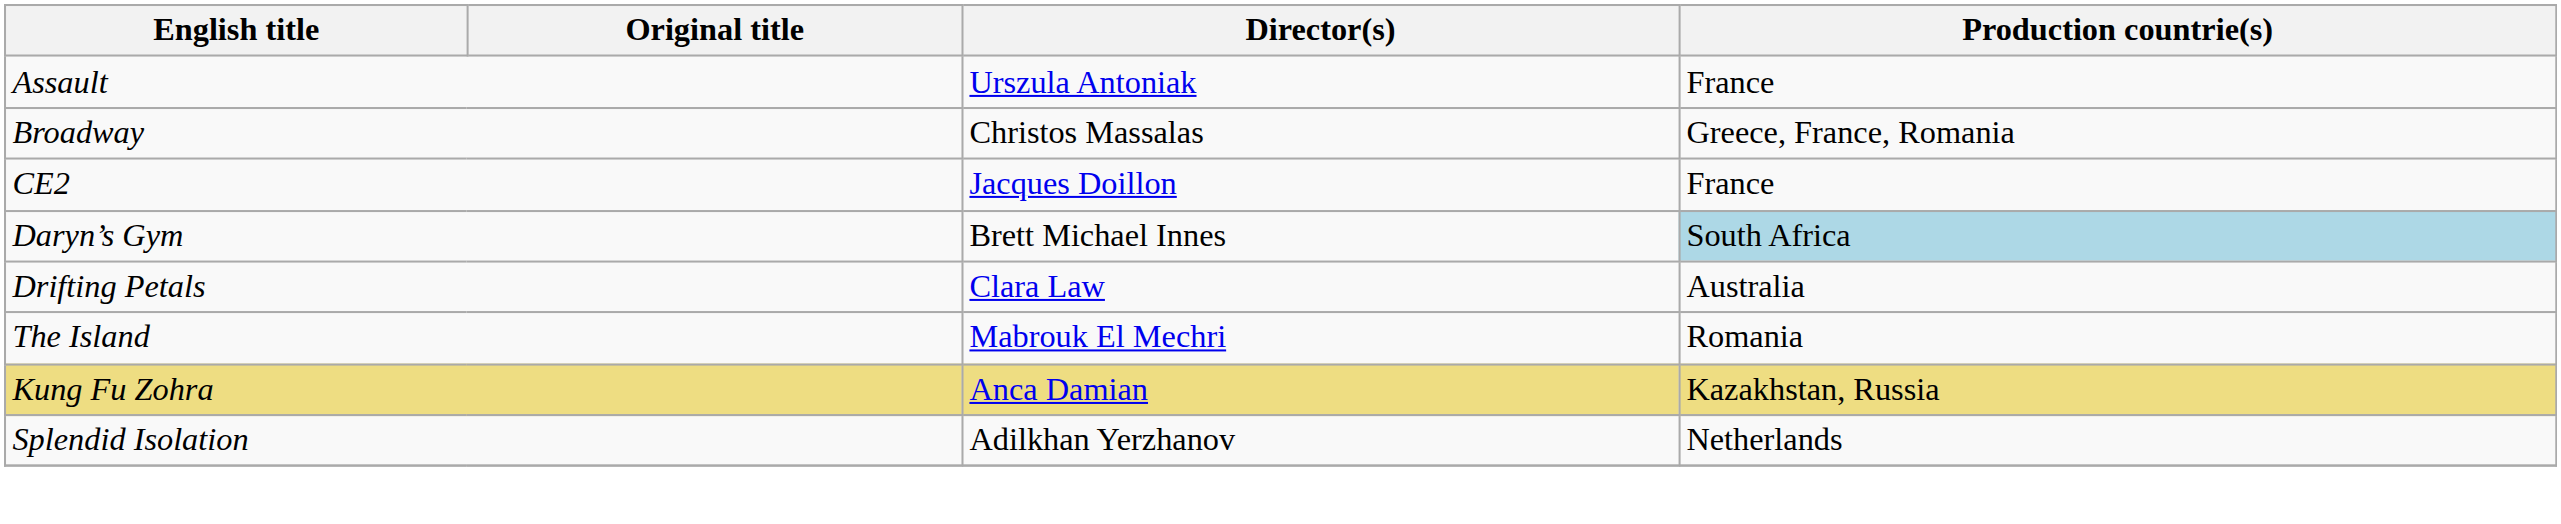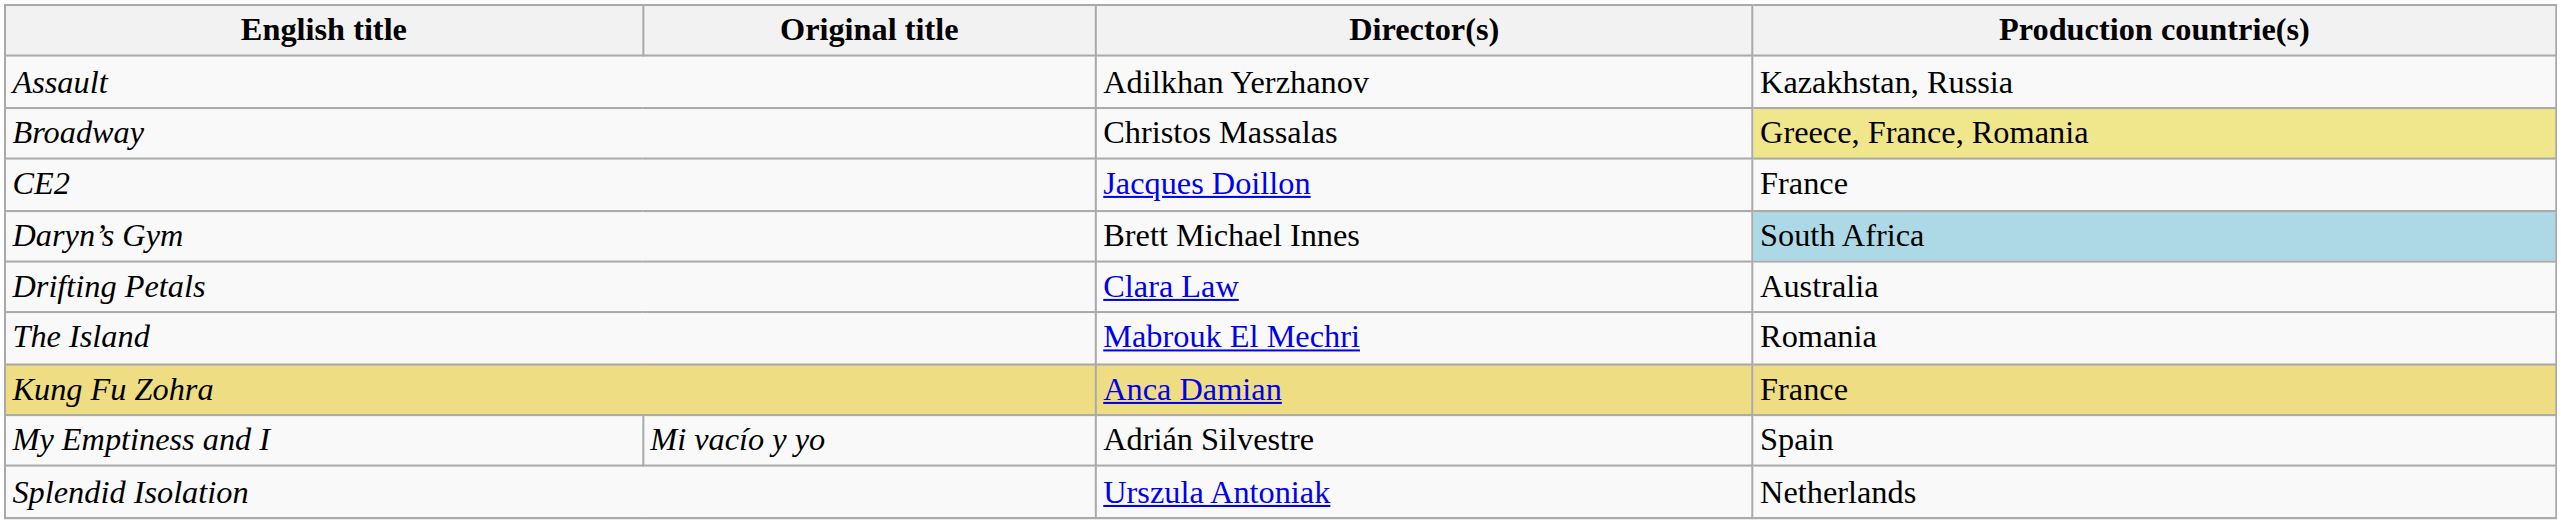(1083, 81) Urszula Antoniak -> (1236, 81) Adilkhan Yerzhanov
(1730, 81) France -> (1887, 81) Kazakhstan, Russia
(1851, 132) no background -> (1924, 132) khaki background
(1813, 388) Kazakhstan, Russia -> (1804, 388) France
+ row: (141, 440)
(1102, 440) Adilkhan Yerzhanov -> (1217, 491) Urszula Antoniak
